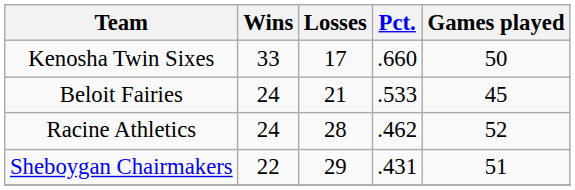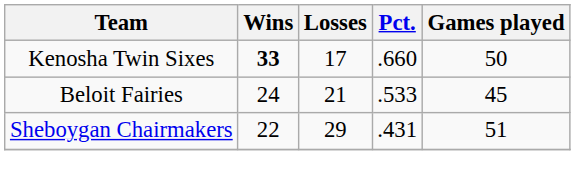(268, 58) normal -> (268, 58) bold
- row: (121, 130)
